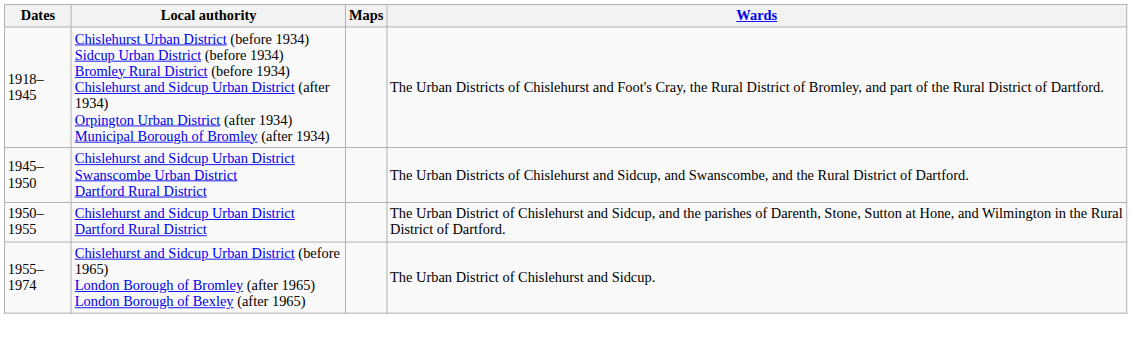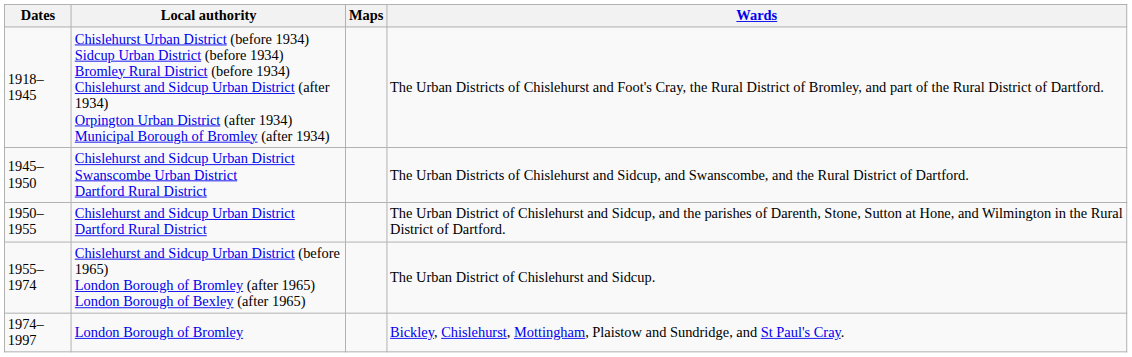+ row: (159, 332)
